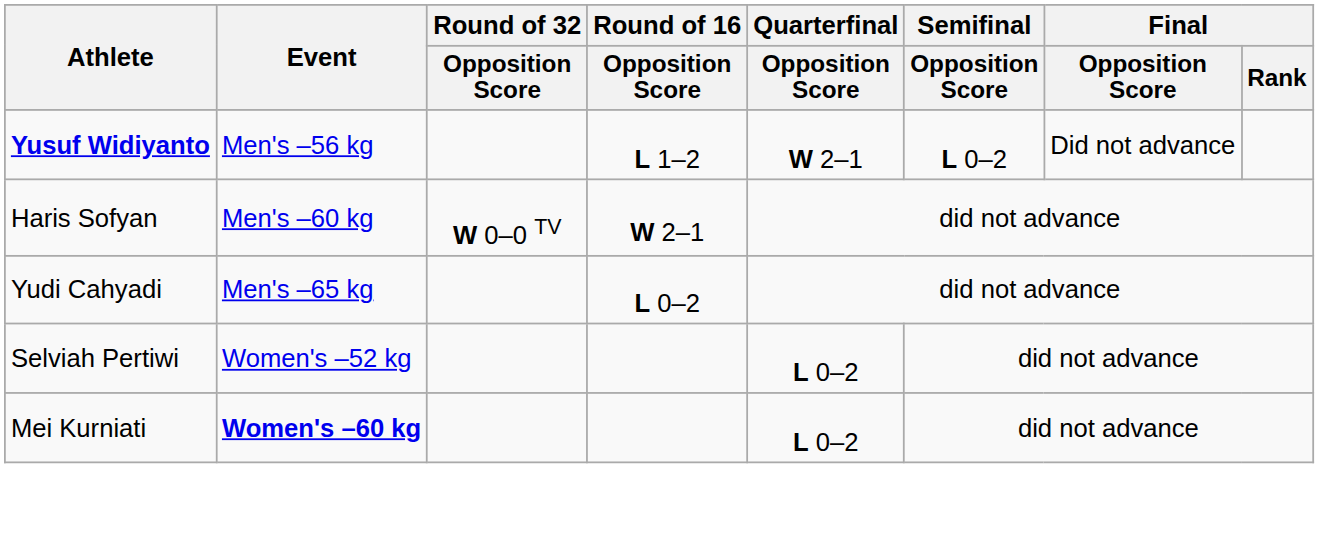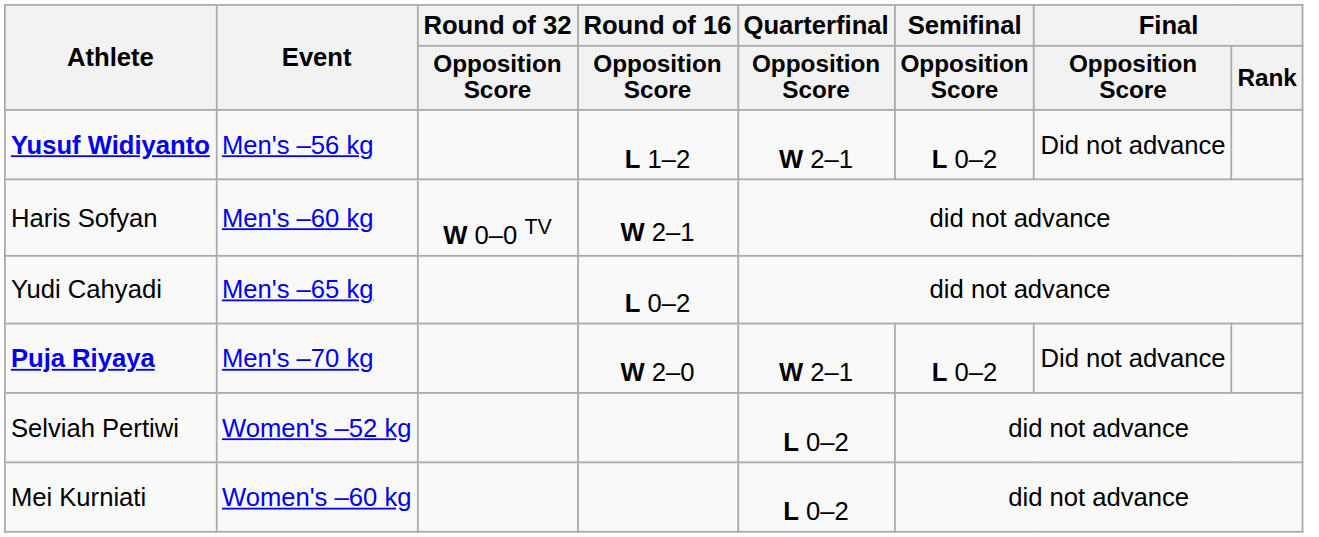+ row: (83, 359)
(322, 428) bold -> (317, 497) normal
